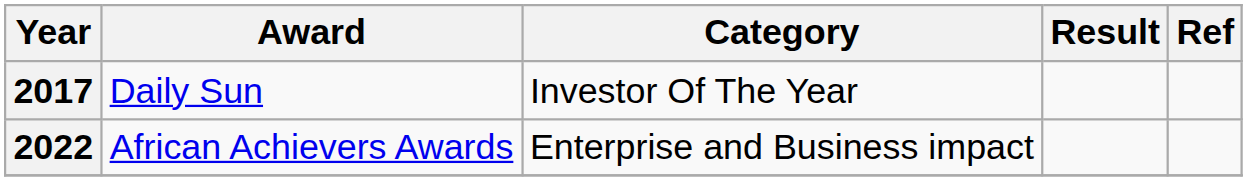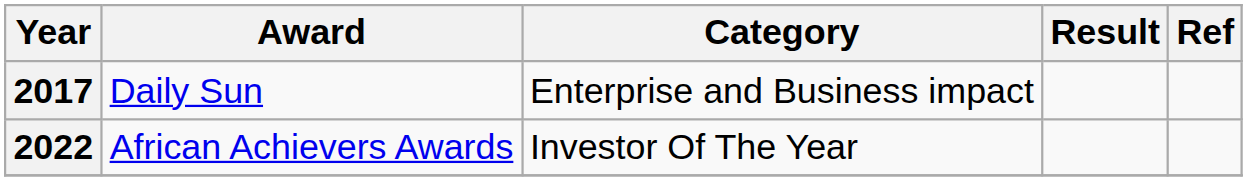(694, 89) Investor Of The Year -> (782, 89) Enterprise and Business impact
(782, 146) Enterprise and Business impact -> (694, 146) Investor Of The Year
